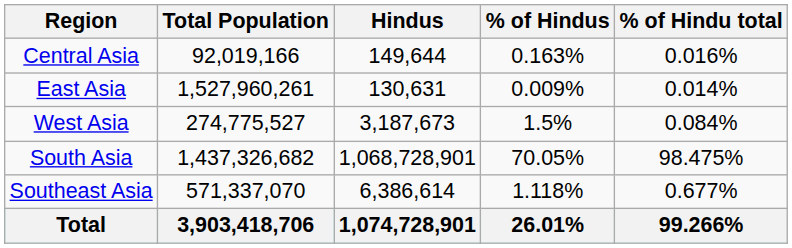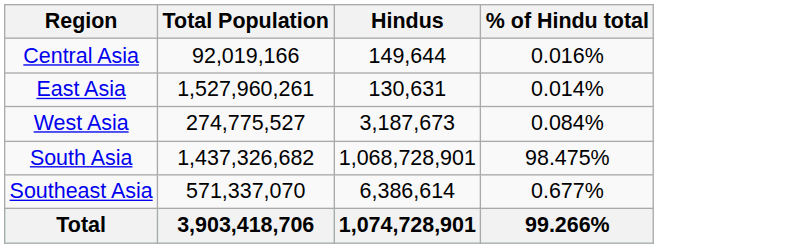- column: (548, 21)
